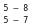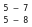rows swapped: (16, 20) <-> (16, 8)
